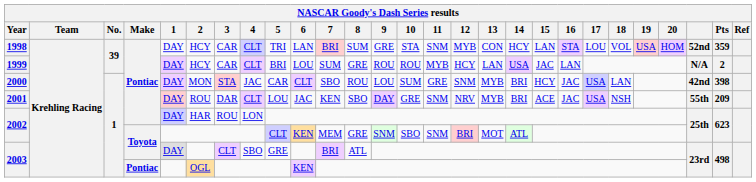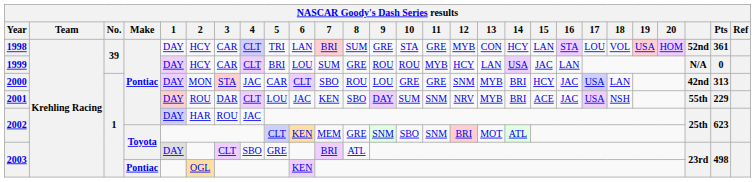(437, 47) SNM -> (436, 47) GRE
(722, 47) 359 -> (721, 47) 361
(722, 64) 2 -> (721, 64) 0
(410, 82) SUM -> (409, 82) GRE
(722, 82) 398 -> (721, 82) 313
(410, 99) GRE -> (409, 99) SUM
(722, 99) 209 -> (721, 99) 229
(253, 116) LON -> (252, 116) JAC
